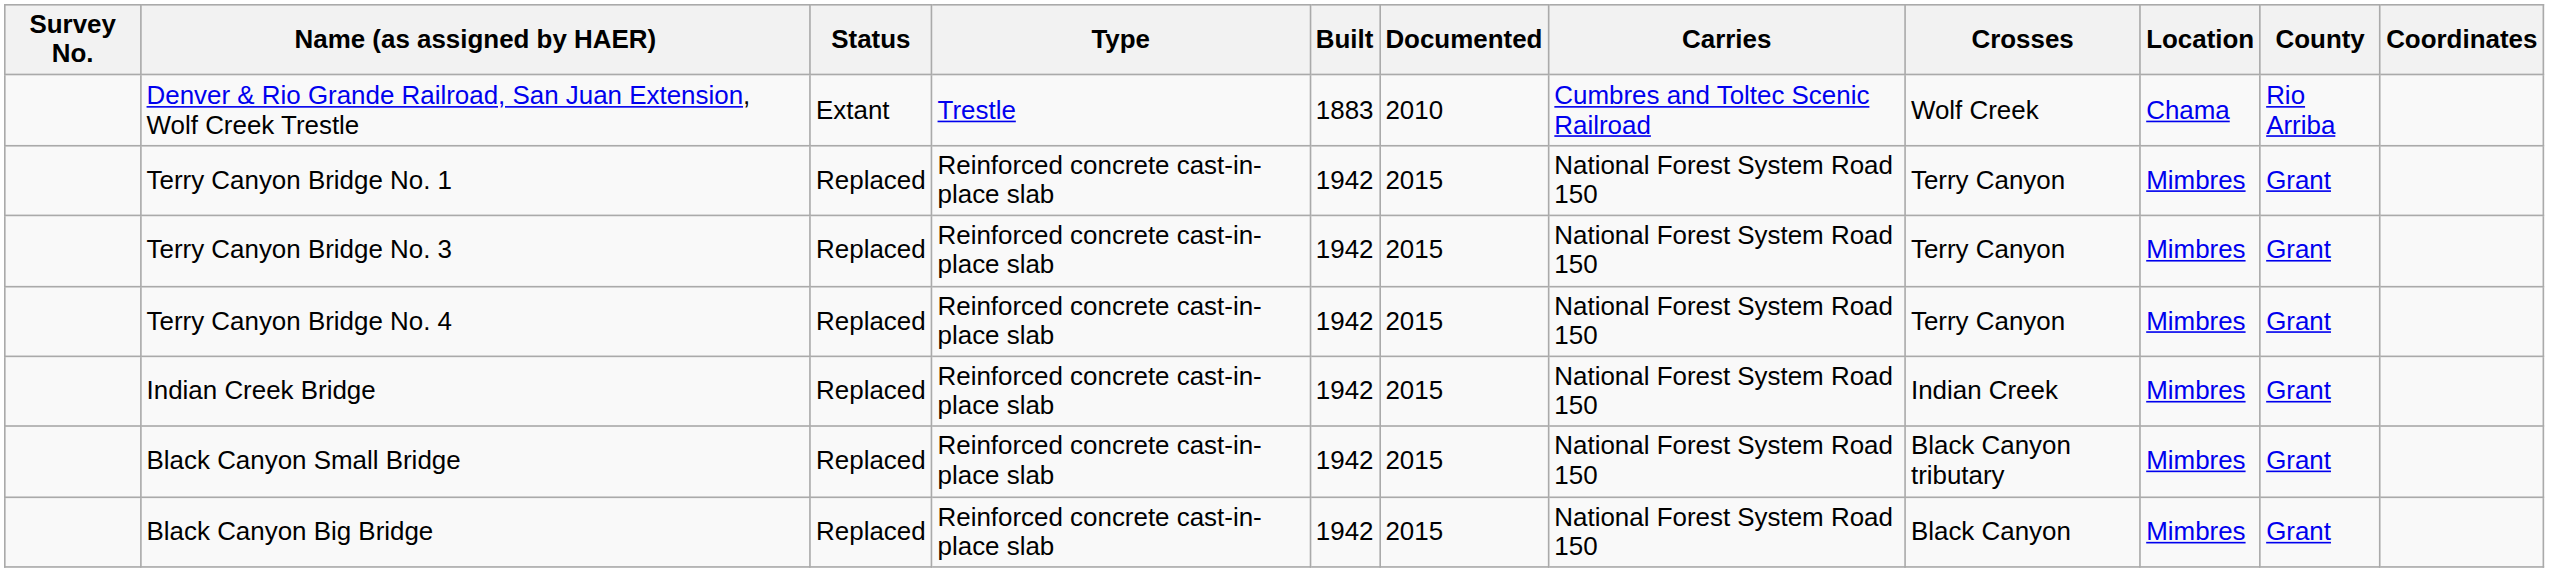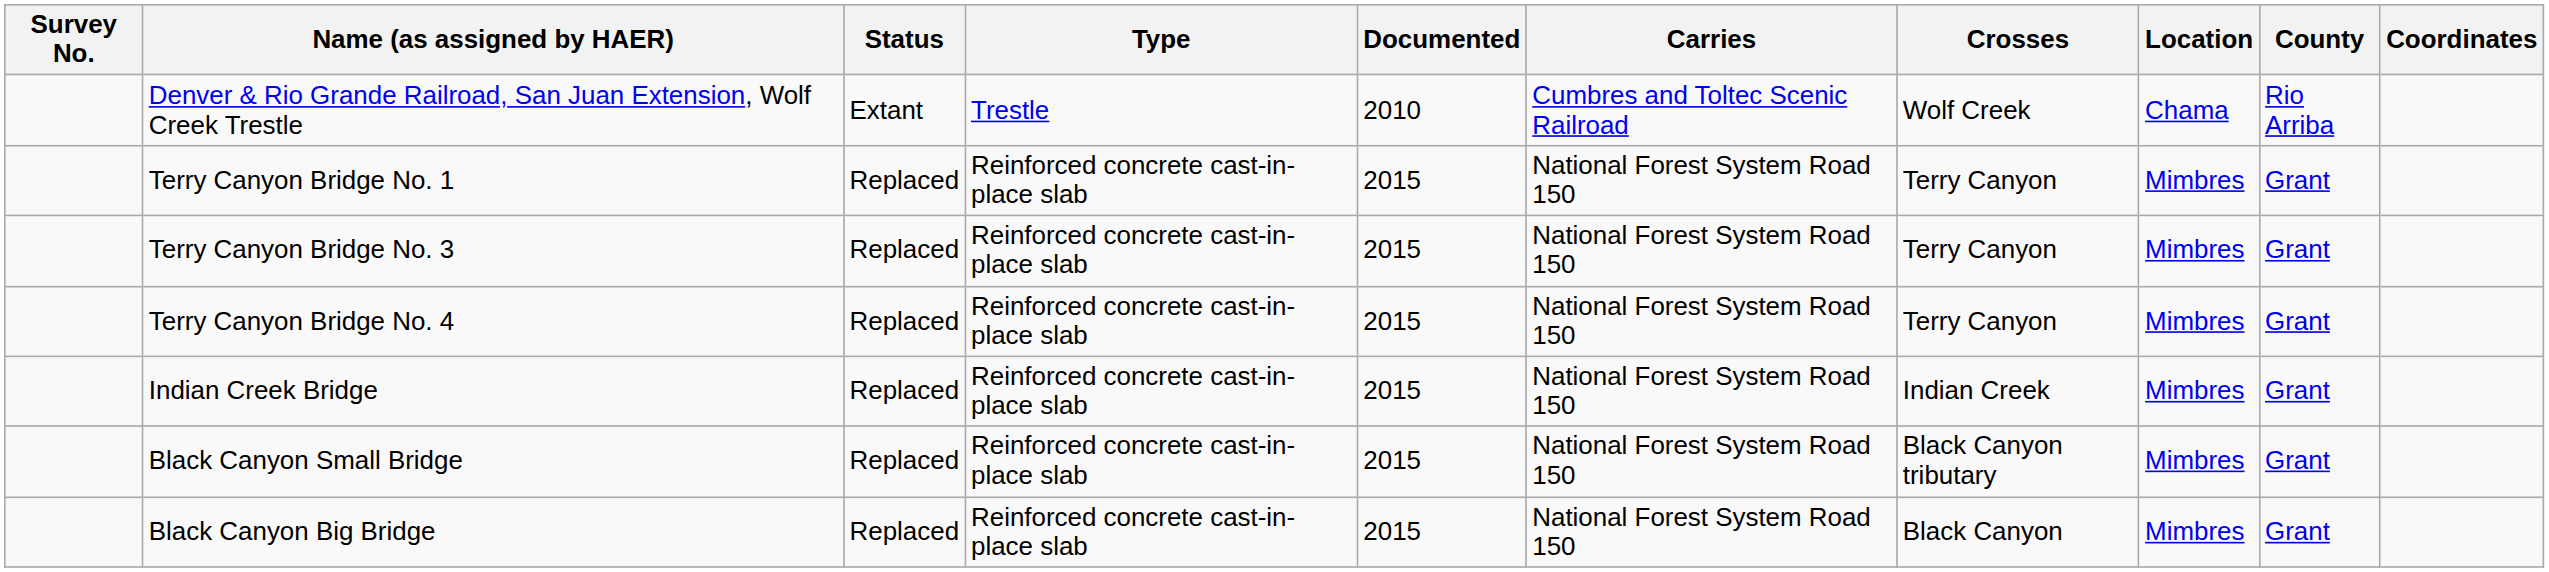- column: (1345, 39)
